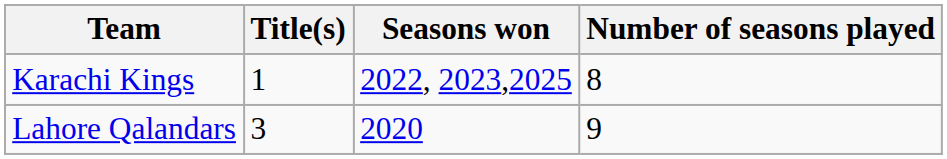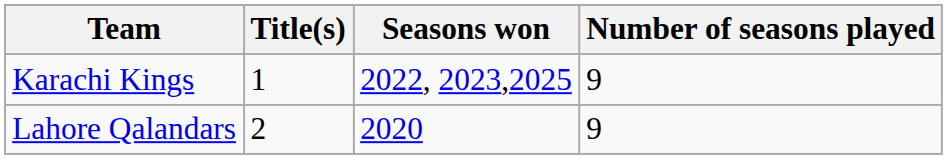(594, 79) 8 -> (594, 79) 9
(258, 128) 3 -> (258, 128) 2
